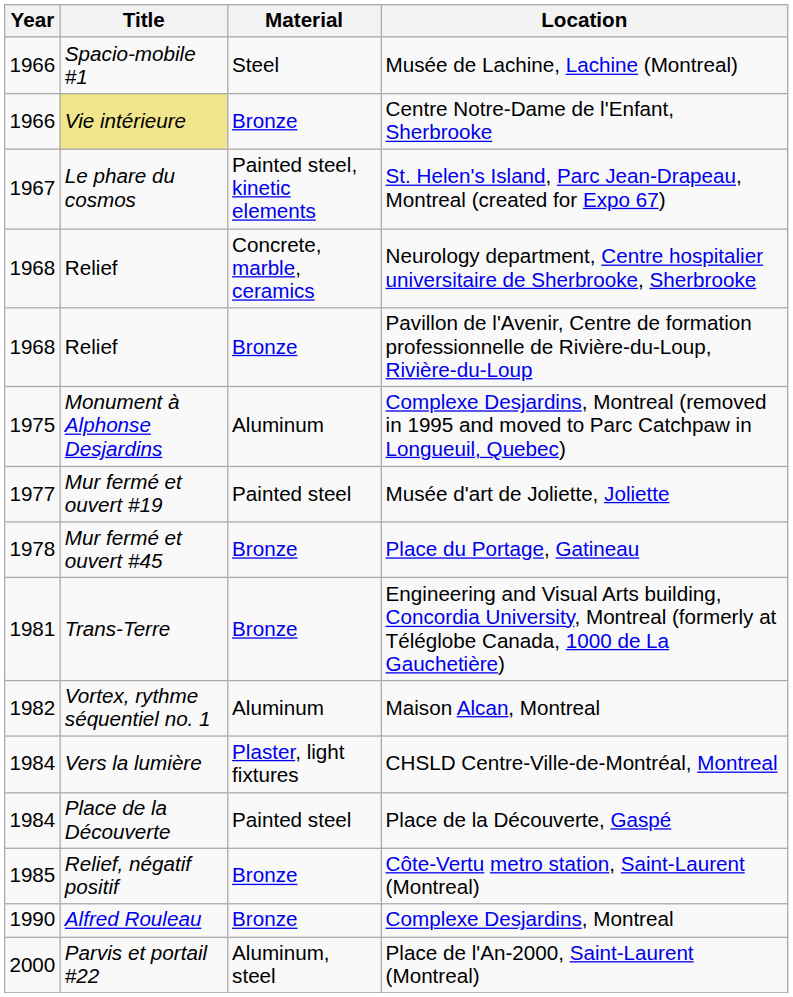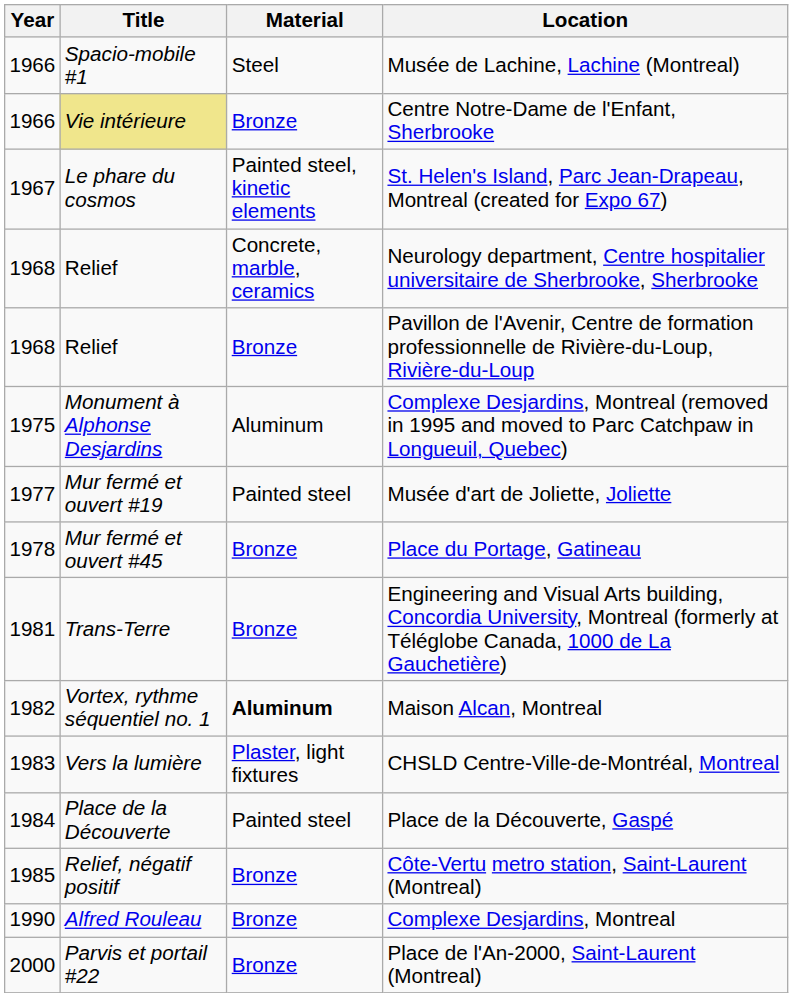(278, 708) normal -> (282, 708) bold
(32, 764) 1984 -> (32, 764) 1983
(281, 964) Aluminum, steel -> (264, 964) Bronze
